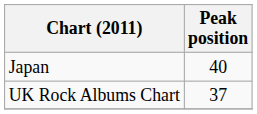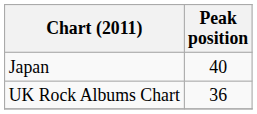(218, 94) 37 -> (218, 94) 36
